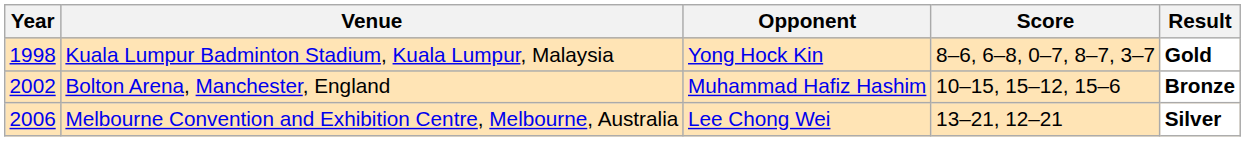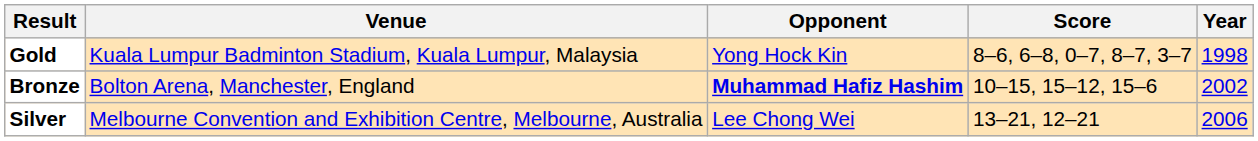columns swapped: (33, 21) <-> (1200, 21)
(807, 87) normal -> (838, 87) bold
